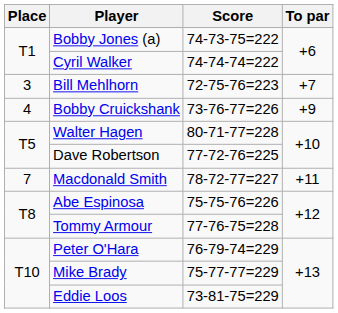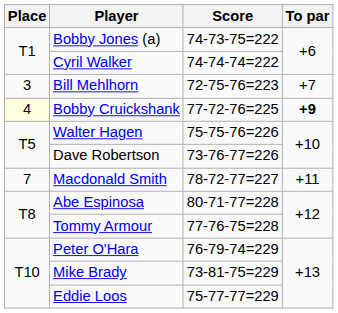(27, 109) no background -> (27, 109) lightyellow background
(233, 109) 73-76-77=226 -> (233, 109) 77-72-76=225
(308, 109) normal -> (308, 109) bold
(233, 132) 80-71-77=228 -> (233, 132) 75-75-76=226
(233, 156) 77-72-76=225 -> (233, 156) 73-76-77=226
(233, 202) 75-75-76=226 -> (233, 202) 80-71-77=228
(233, 272) 75-77-77=229 -> (233, 272) 73-81-75=229
(233, 296) 73-81-75=229 -> (233, 296) 75-77-77=229
